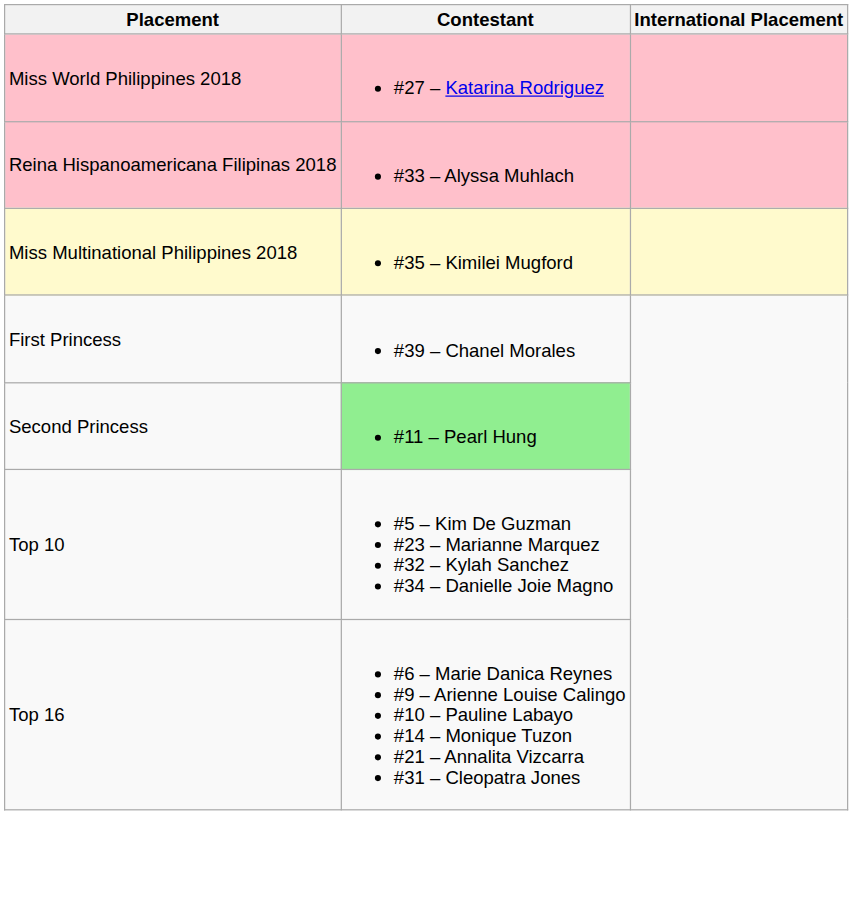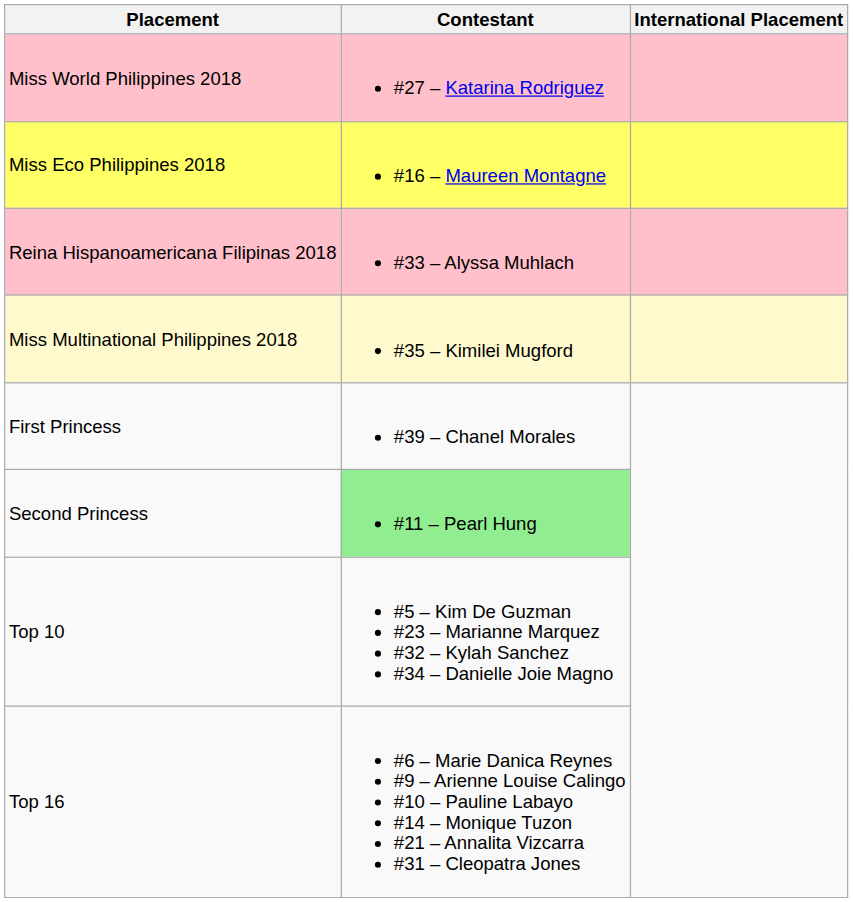+ row: (117, 165)
